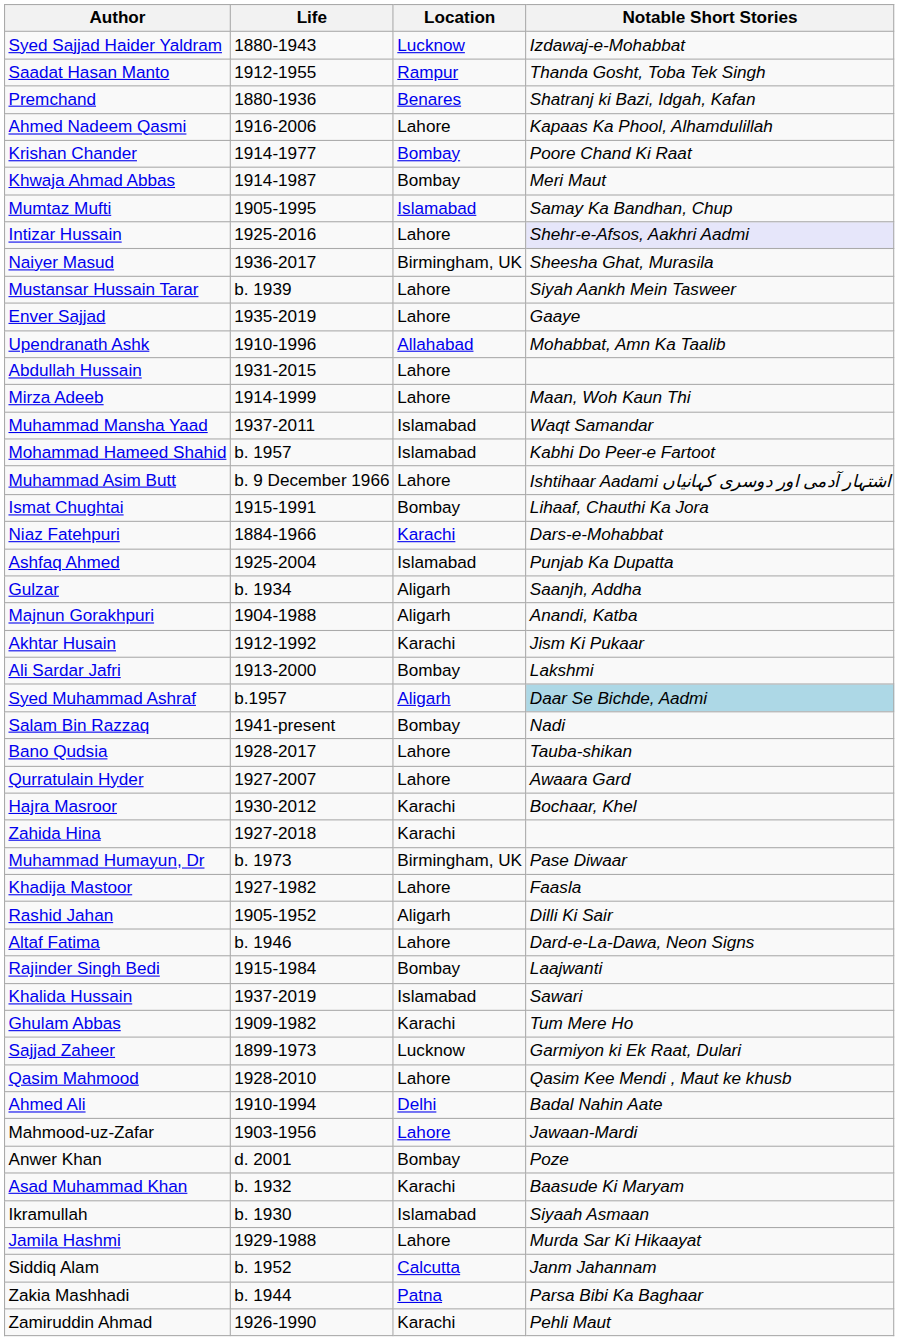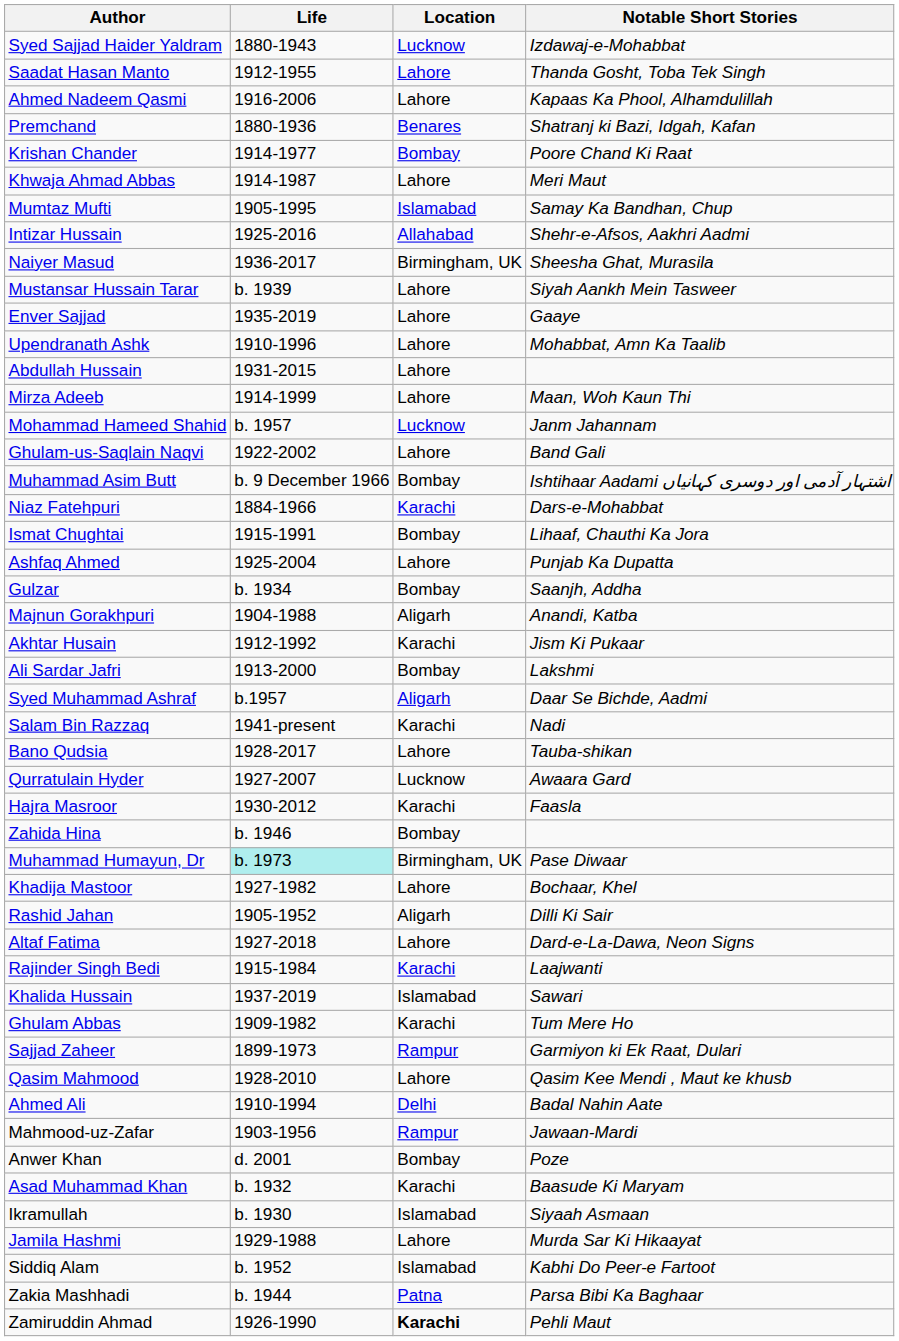(428, 72) Rampur -> (424, 72) Lahore
rows swapped: (52, 99) <-> (97, 126)
(429, 180) Bombay -> (424, 180) Lahore
(424, 235) Lahore -> (435, 235) Allahabad
(639, 235) lavender background -> (639, 235) no background
(435, 343) Allahabad -> (424, 343) Lahore
- row: (108, 425)
(437, 452) Islamabad -> (431, 425) Lucknow
(622, 452) Kabhi Do Peer-e Fartoot -> (593, 425) Janm Jahannam
+ row: (106, 452)
(424, 480) Lahore -> (429, 480) Bombay
rows swapped: (66, 507) <-> (64, 535)
(437, 562) Islamabad -> (424, 562) Lahore
(424, 589) Aligarh -> (429, 589) Bombay
(619, 697) lightblue background -> (619, 697) no background
(429, 725) Bombay -> (426, 725) Karachi
(424, 779) Lahore -> (431, 779) Lucknow
(583, 806) Bochaar, Khel -> (556, 806) Faasla
(275, 833) 1927-2018 -> (263, 833) b. 1946
(426, 833) Karachi -> (429, 833) Bombay
(263, 860) no background -> (263, 860) paleturquoise background
(556, 887) Faasla -> (583, 887) Bochaar, Khel
(263, 942) b. 1946 -> (275, 942) 1927-2018
(429, 969) Bombay -> (426, 969) Karachi
(431, 1050) Lucknow -> (428, 1050) Rampur
(424, 1132) Lahore -> (428, 1132) Rampur
(429, 1268) Calcutta -> (437, 1268) Islamabad
(593, 1268) Janm Jahannam -> (622, 1268) Kabhi Do Peer-e Fartoot
(426, 1322) normal -> (429, 1322) bold
